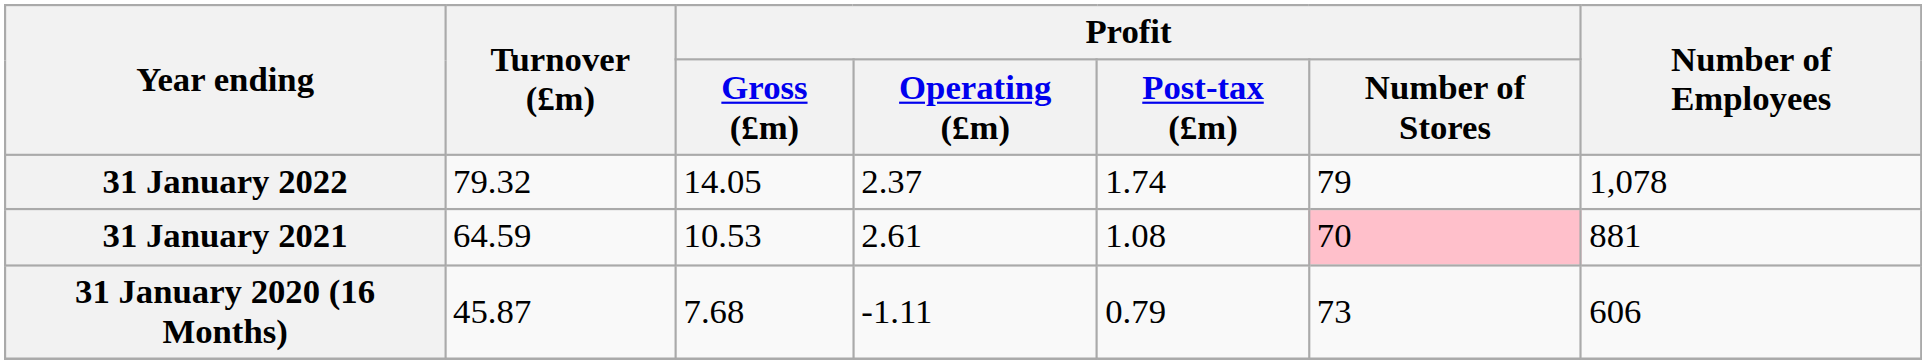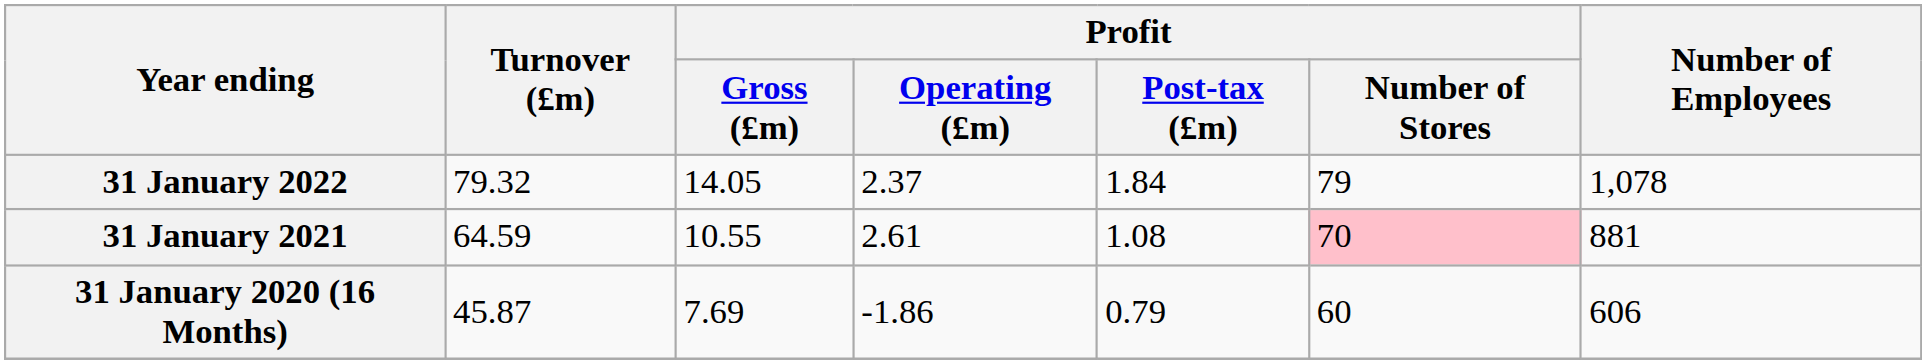(1136, 181) 1.74 -> (1136, 181) 1.84
(723, 236) 10.53 -> (723, 236) 10.55
(714, 310) 7.68 -> (714, 310) 7.69
(897, 310) -1.11 -> (897, 310) -1.86
(1334, 310) 73 -> (1334, 310) 60
